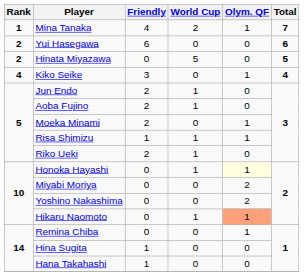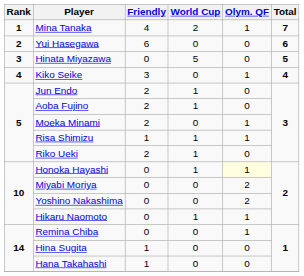(19, 59) 2 -> (19, 59) 3
(247, 216) lightsalmon background -> (247, 216) no background
